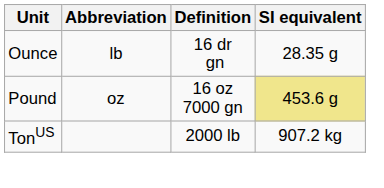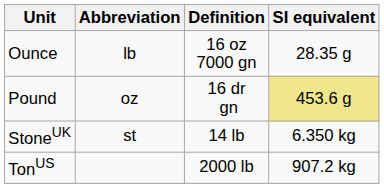(213, 53) 16 dr gn -> (226, 53) 16 oz 7000 gn
(213, 98) 16 oz 7000 gn -> (226, 98) 16 dr gn
+ row: (40, 136)
